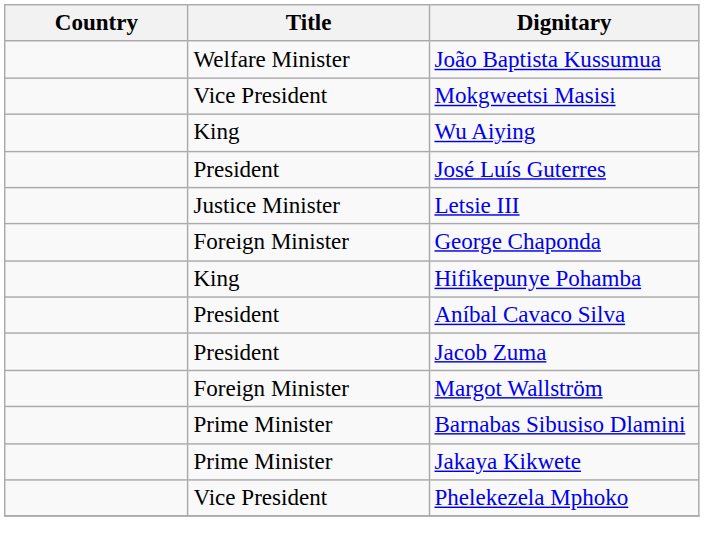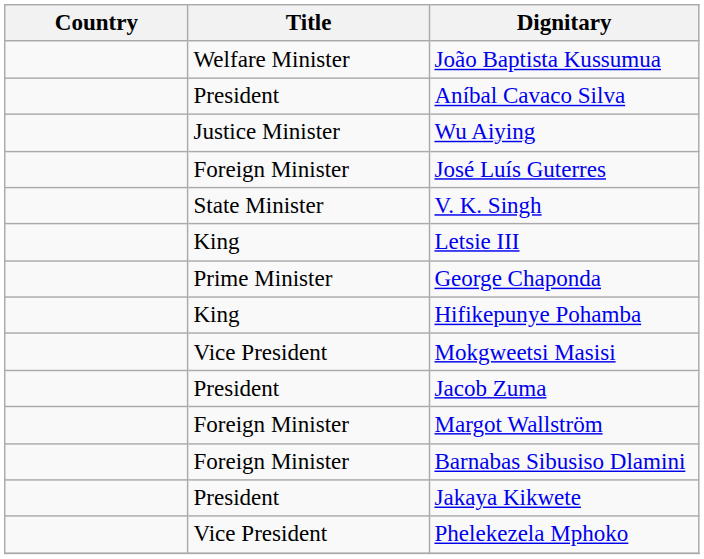rows swapped: (525, 95) <-> (530, 315)
(216, 132) King -> (267, 132) Justice Minister
(236, 168) President -> (271, 168) Foreign Minister
+ row: (488, 205)
(267, 205) Justice Minister -> (216, 242) King
(271, 242) Foreign Minister -> (263, 278) Prime Minister
(263, 424) Prime Minister -> (271, 461) Foreign Minister
(263, 461) Prime Minister -> (236, 497) President
